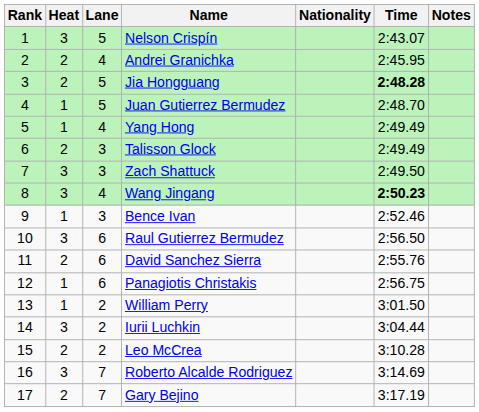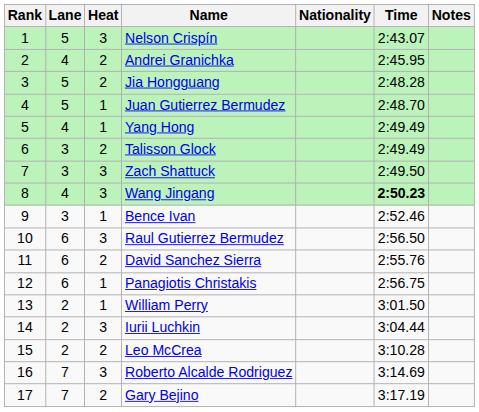columns swapped: (64, 15) <-> (102, 15)
(401, 82) bold -> (401, 82) normal
